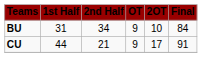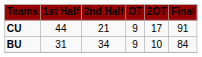rows swapped: (14, 28) <-> (14, 44)
